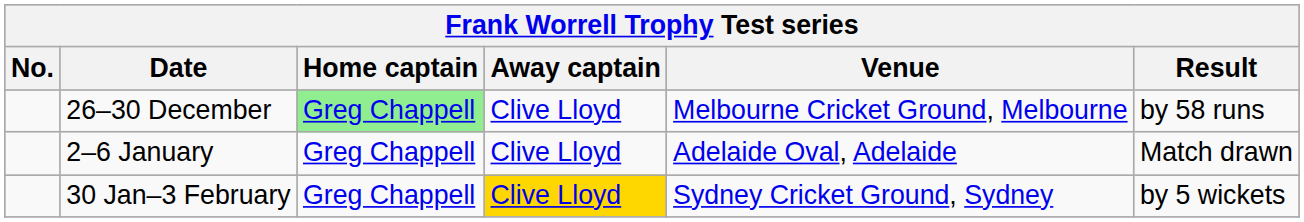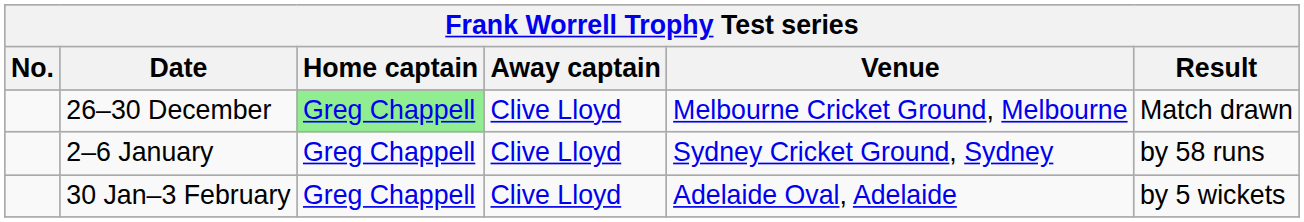(1202, 110) by 58 runs -> (1216, 110) Match drawn
(815, 152) Adelaide Oval, Adelaide -> (863, 152) Sydney Cricket Ground, Sydney
(1216, 152) Match drawn -> (1202, 152) by 58 runs
(556, 195) gold background -> (556, 195) no background
(863, 195) Sydney Cricket Ground, Sydney -> (815, 195) Adelaide Oval, Adelaide
